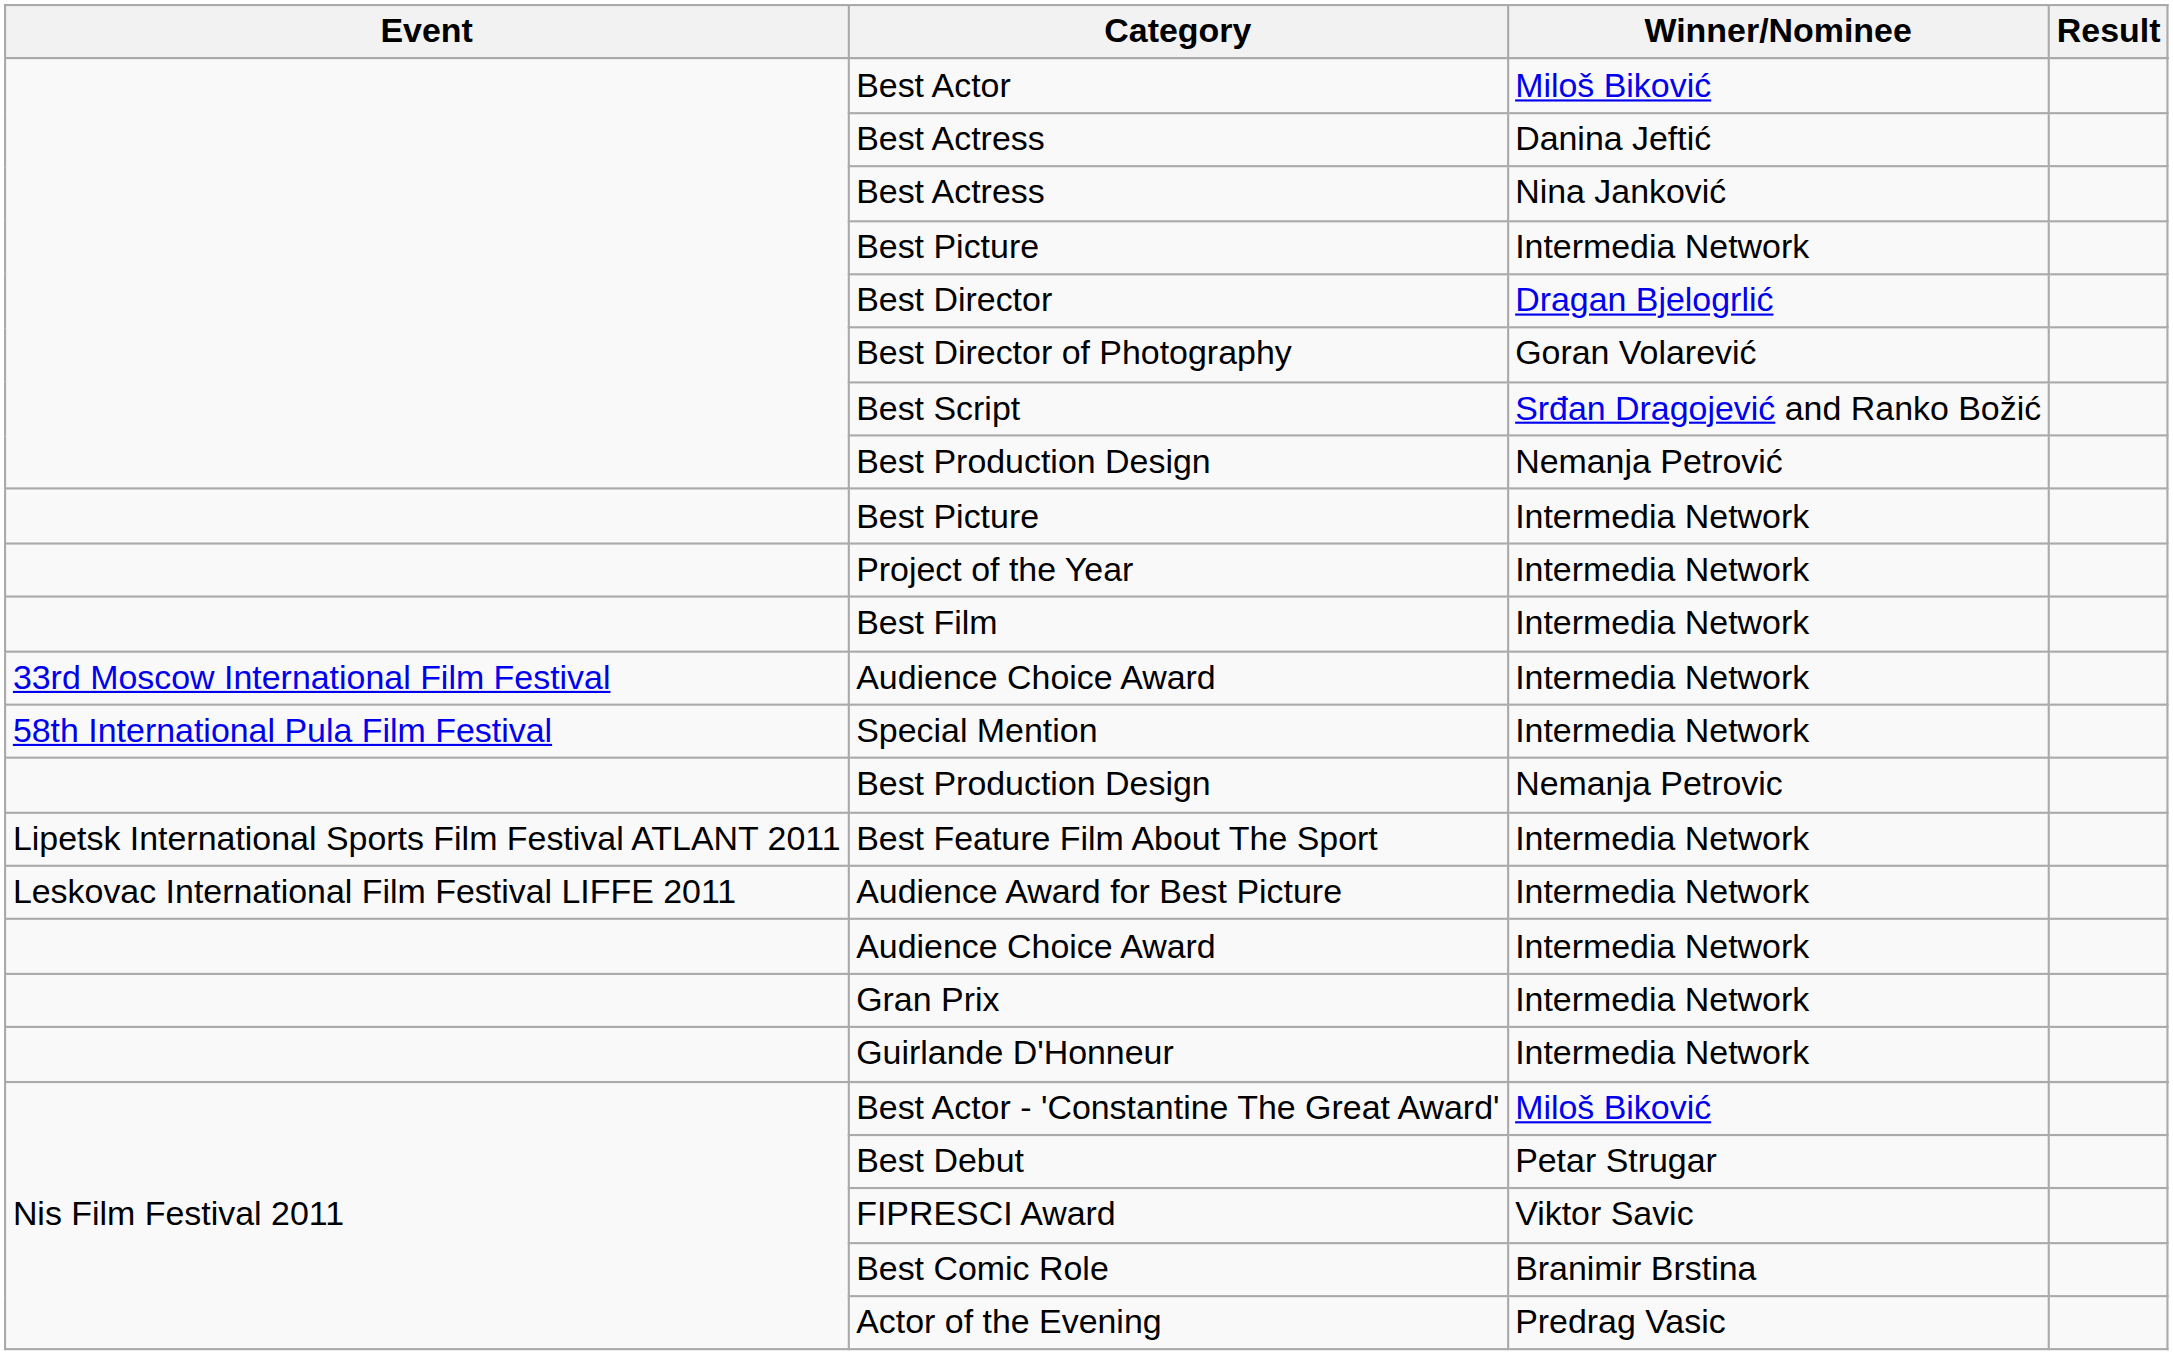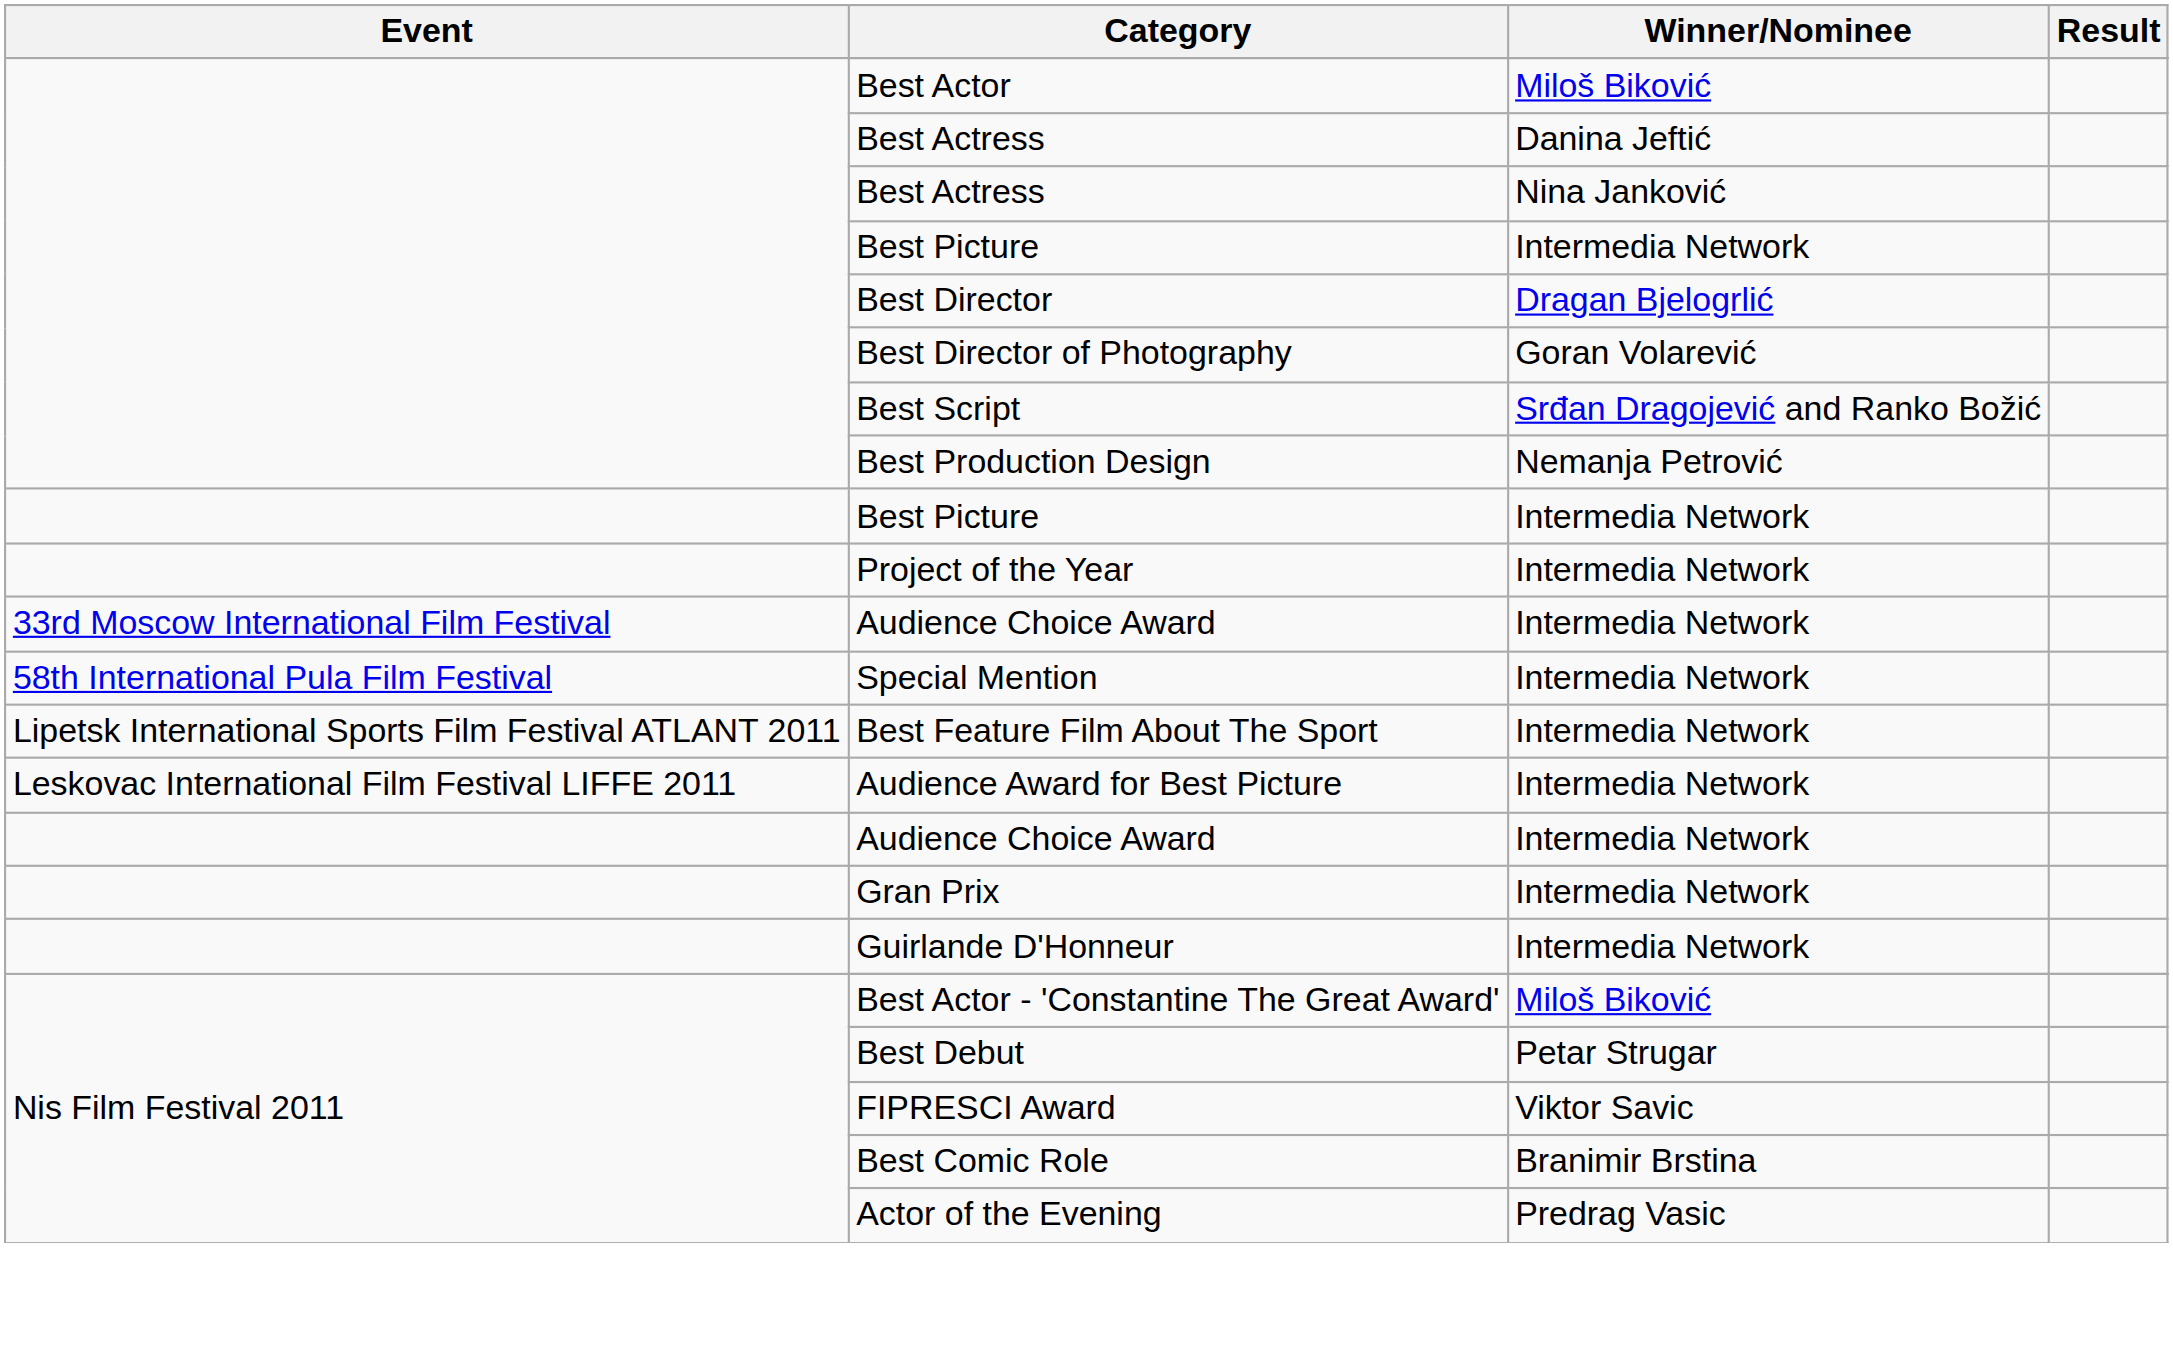- row: (927, 623)
- row: (1033, 784)
